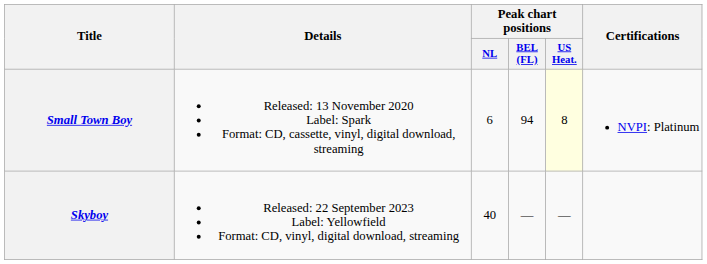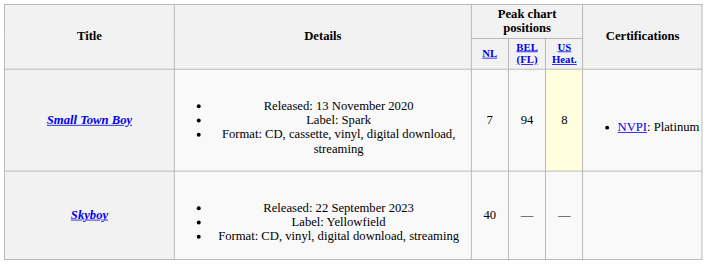(490, 120) 6 -> (490, 120) 7
